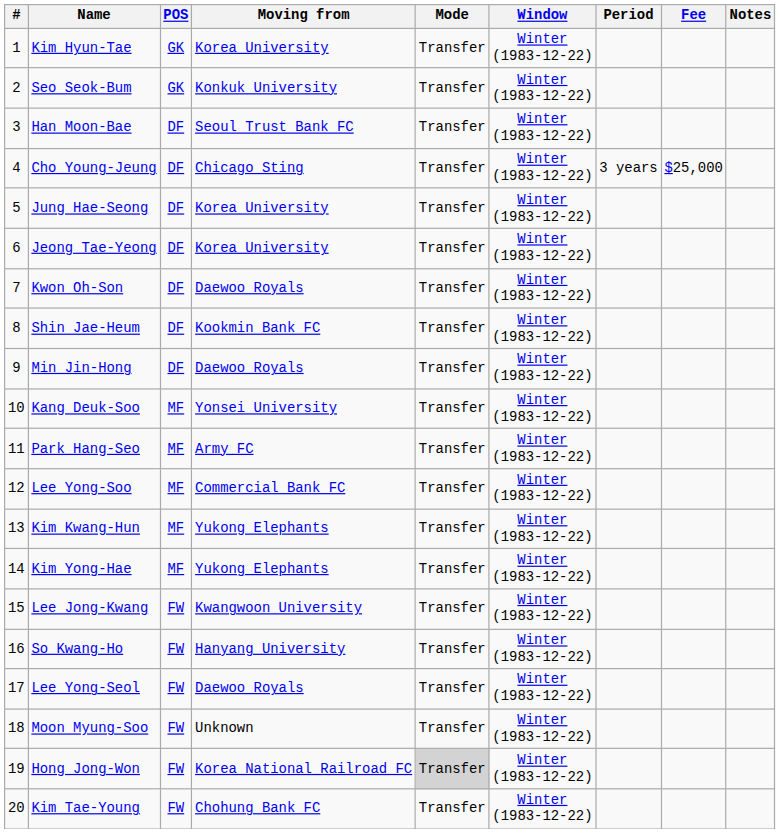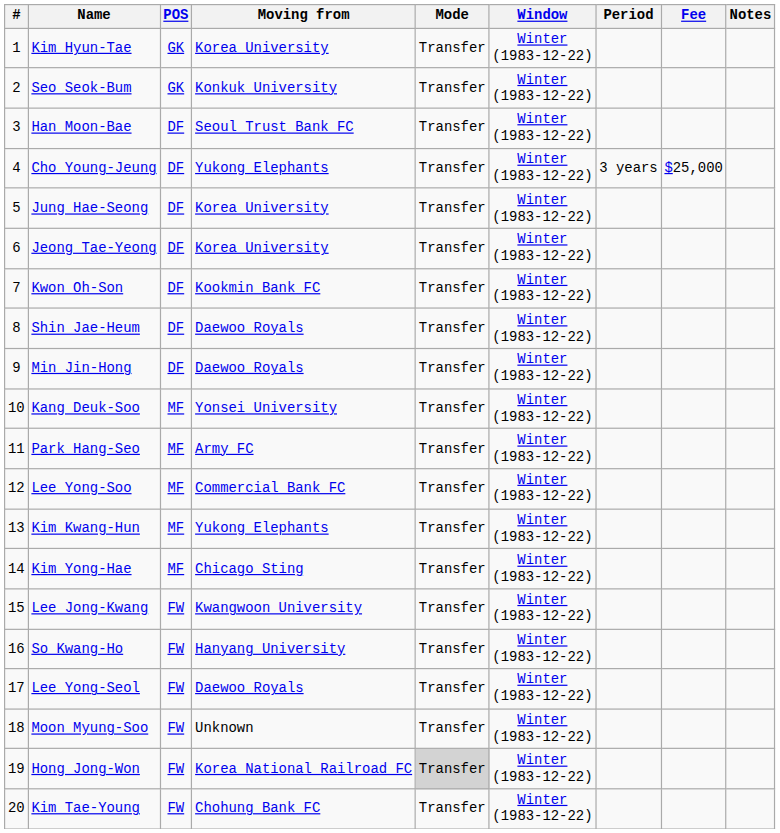(249, 168) Chicago Sting -> (262, 168) Yukong Elephants
(249, 288) Daewoo Royals -> (258, 288) Kookmin Bank FC
(258, 328) Kookmin Bank FC -> (249, 328) Daewoo Royals
(262, 568) Yukong Elephants -> (249, 568) Chicago Sting
